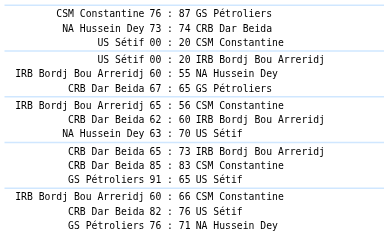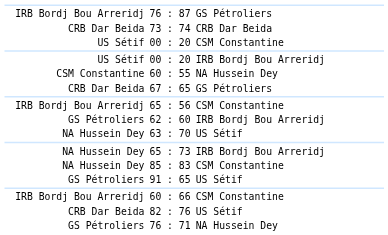(100, 14) CSM Constantine -> (80, 14) IRB Bordj Bou Arreridj
(103, 28) NA Hussein Dey -> (106, 28) CRB Dar Beida
(80, 74) IRB Bordj Bou Arreridj -> (100, 74) CSM Constantine
(106, 120) CRB Dar Beida -> (106, 120) GS Pétroliers
(106, 151) CRB Dar Beida -> (103, 151) NA Hussein Dey
(106, 165) CRB Dar Beida -> (103, 165) NA Hussein Dey
